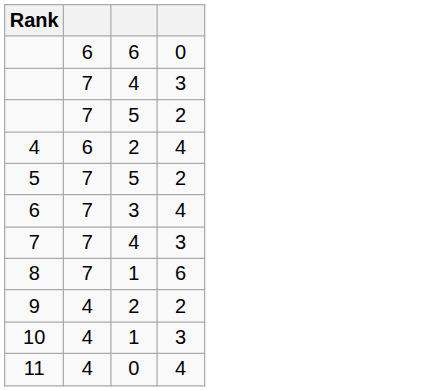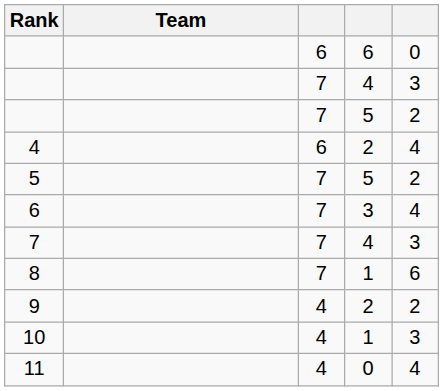+ column: (181, 20)
